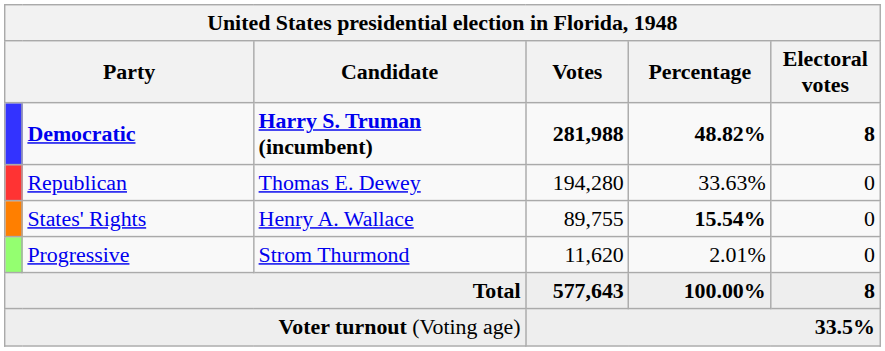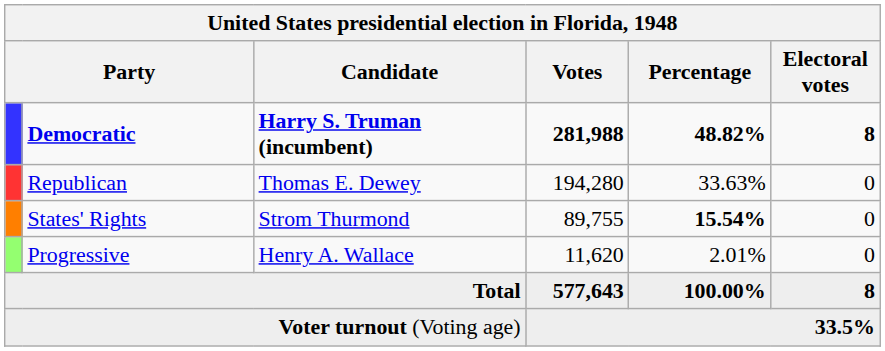(336, 218) Henry A. Wallace -> (334, 218) Strom Thurmond
(334, 255) Strom Thurmond -> (336, 255) Henry A. Wallace
